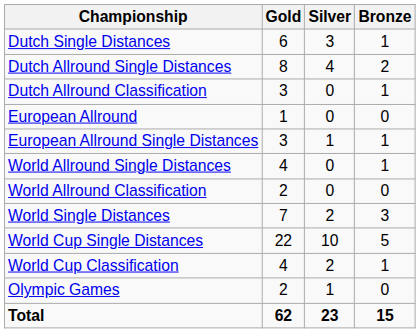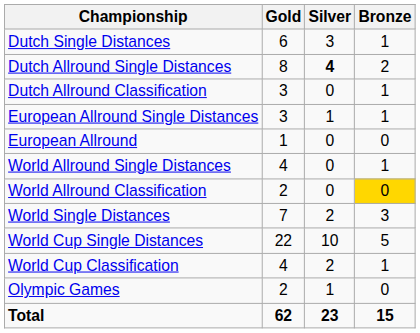(330, 66) normal -> (330, 66) bold
rows swapped: (133, 141) <-> (73, 116)
(385, 191) no background -> (385, 191) gold background
